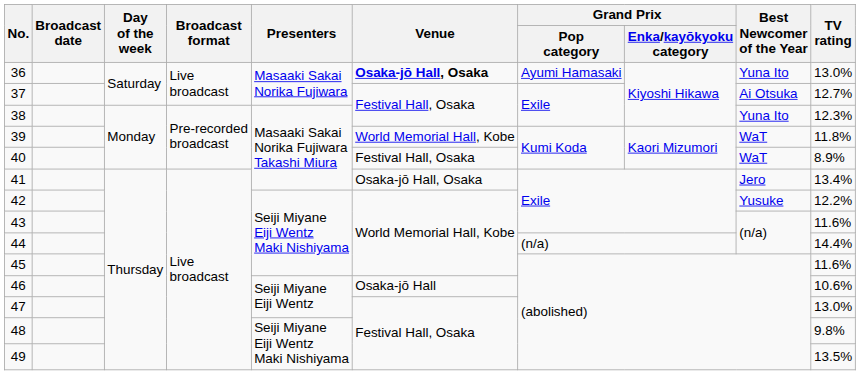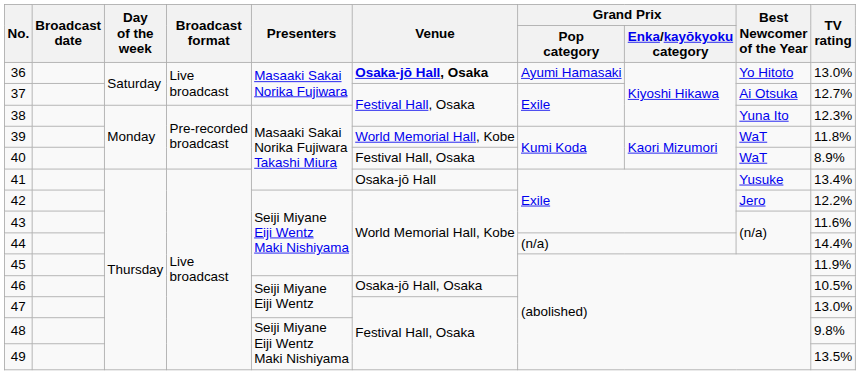(764, 72) Yuna Ito -> (766, 72) Yo Hitoto
(419, 179) Osaka-jō Hall, Osaka -> (396, 179) Osaka-jō Hall
(752, 179) Jero -> (761, 179) Yusuke
(761, 200) Yusuke -> (752, 200) Jero
(833, 264) 11.6% -> (833, 264) 11.9%
(396, 286) Osaka-jō Hall -> (419, 286) Osaka-jō Hall, Osaka
(833, 286) 10.6% -> (833, 286) 10.5%
